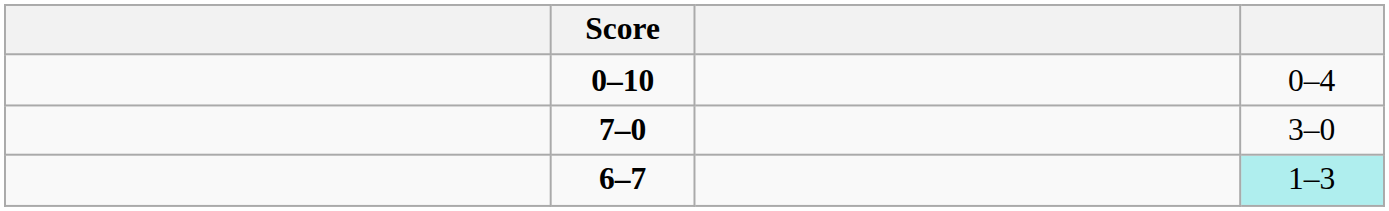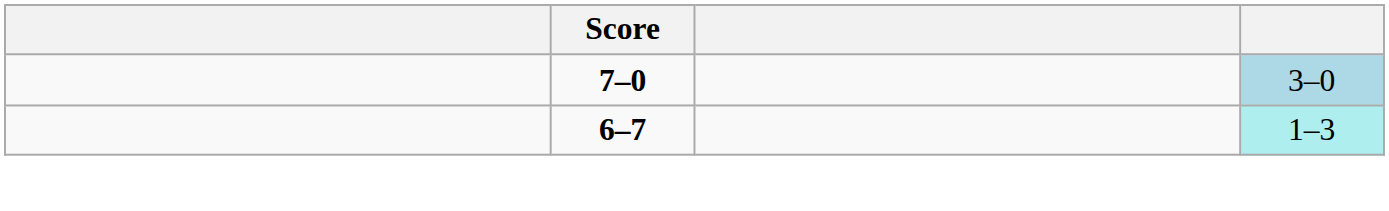- row: (623, 79)
(1312, 129) no background -> (1312, 79) lightblue background
